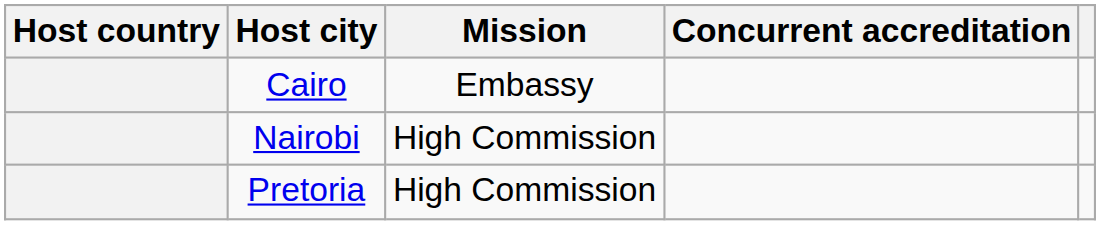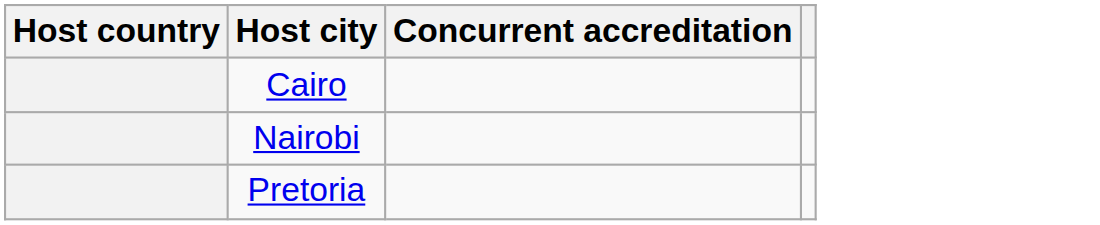- column: (525, 31)
